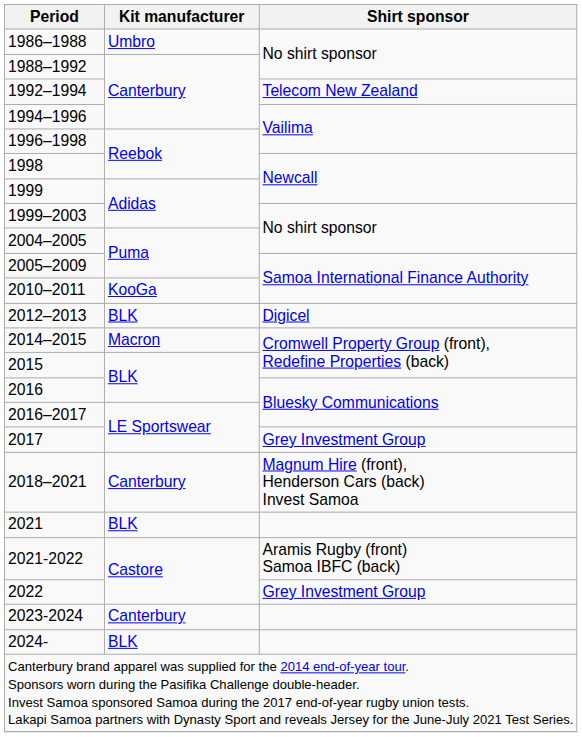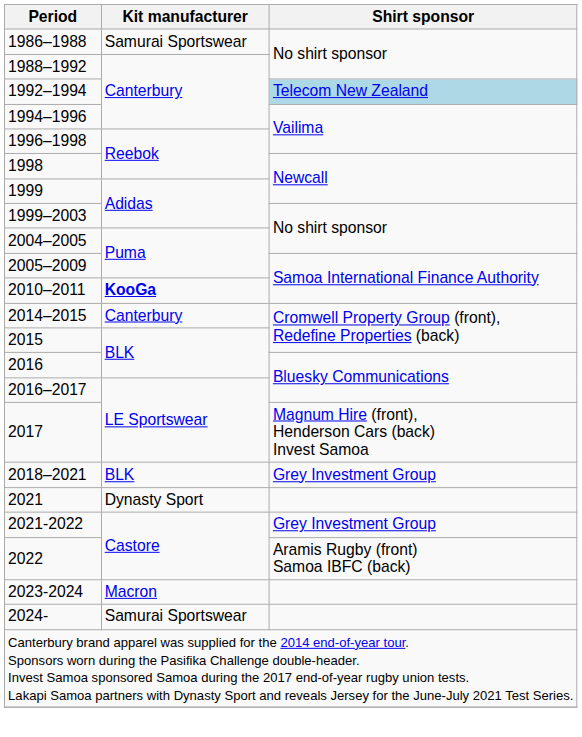(131, 41) Umbro -> (176, 41) Samurai Sportswear
(340, 91) no background -> (350, 91) lightblue background
(132, 290) normal -> (130, 290) bold
- row: (47, 315)
(134, 340) Macron -> (143, 315) Canterbury
(344, 439) Grey Investment Group -> (354, 432) Magnum Hire (front), Henderson Cars (back) Invest Samoa
(147, 482) Canterbury -> (120, 474) BLK
(344, 482) Magnum Hire (front), Henderson Cars (back) Invest Samoa -> (354, 474) Grey Investment Group
(123, 524) BLK -> (154, 499) Dynasty Sport
(335, 558) Aramis Rugby (front) Samoa IBFC (back) -> (354, 524) Grey Investment Group
(344, 592) Grey Investment Group -> (345, 558) Aramis Rugby (front) Samoa IBFC (back)
(147, 616) Canterbury -> (131, 592) Macron
(123, 641) BLK -> (176, 616) Samurai Sportswear
